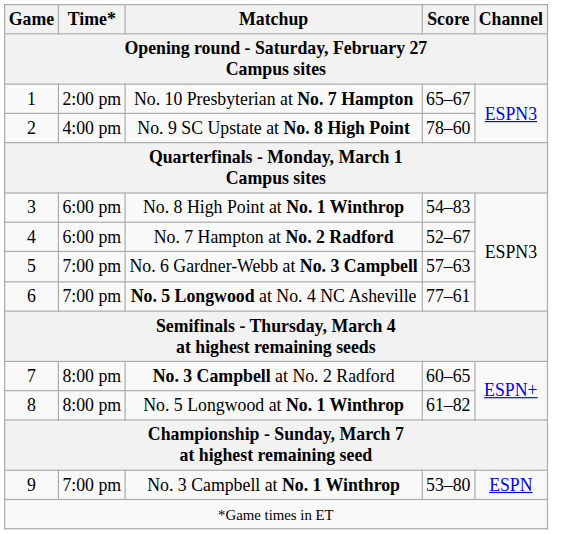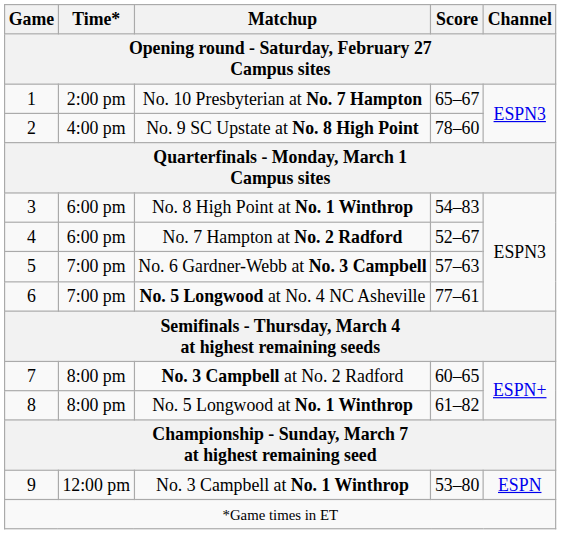(92, 484) 7:00 pm -> (96, 484) 12:00 pm
